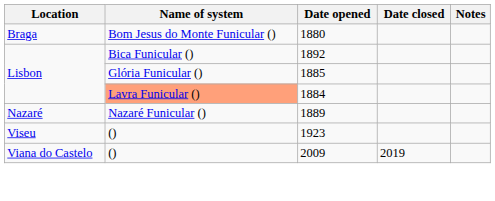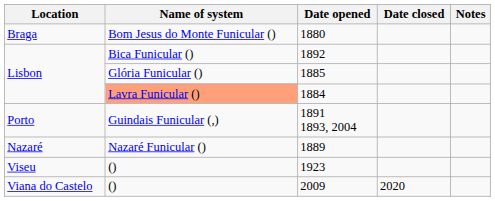+ row: (328, 120)
(393, 152) 2019 -> (393, 186) 2020
